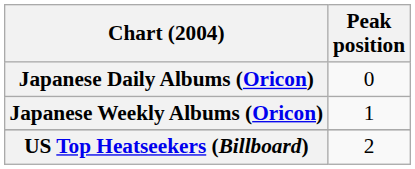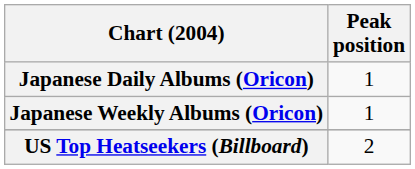(369, 79) 0 -> (369, 79) 1
